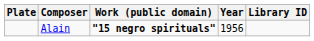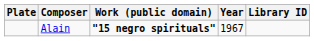(232, 28) 1956 -> (232, 28) 1967
